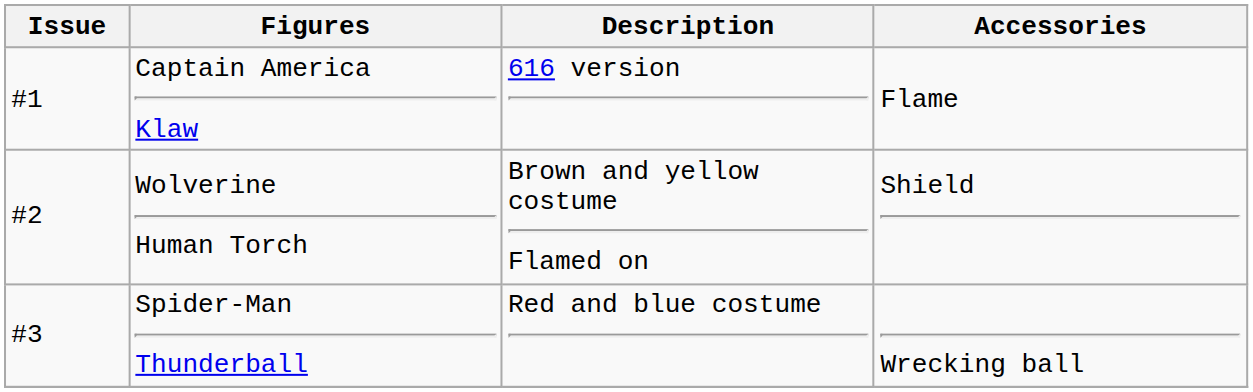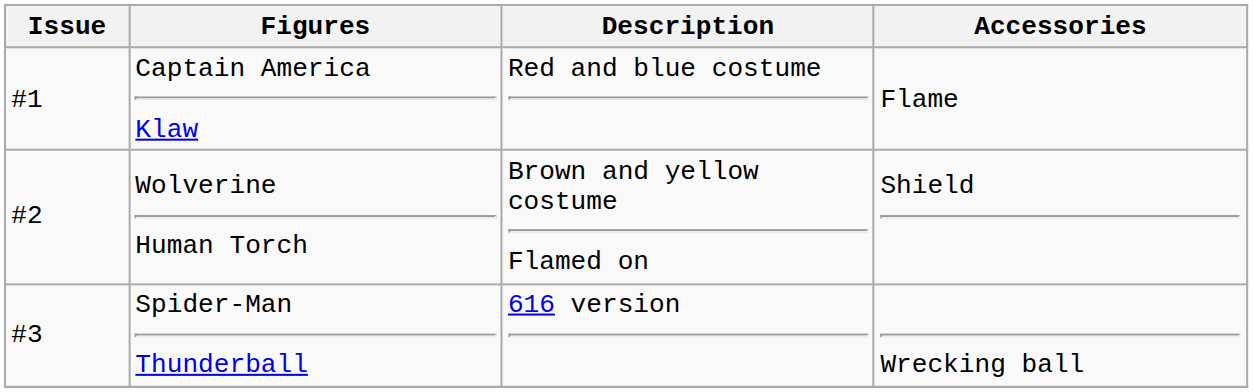(688, 99) 616 version -> (688, 99) Red and blue costume
(688, 335) Red and blue costume -> (688, 335) 616 version
